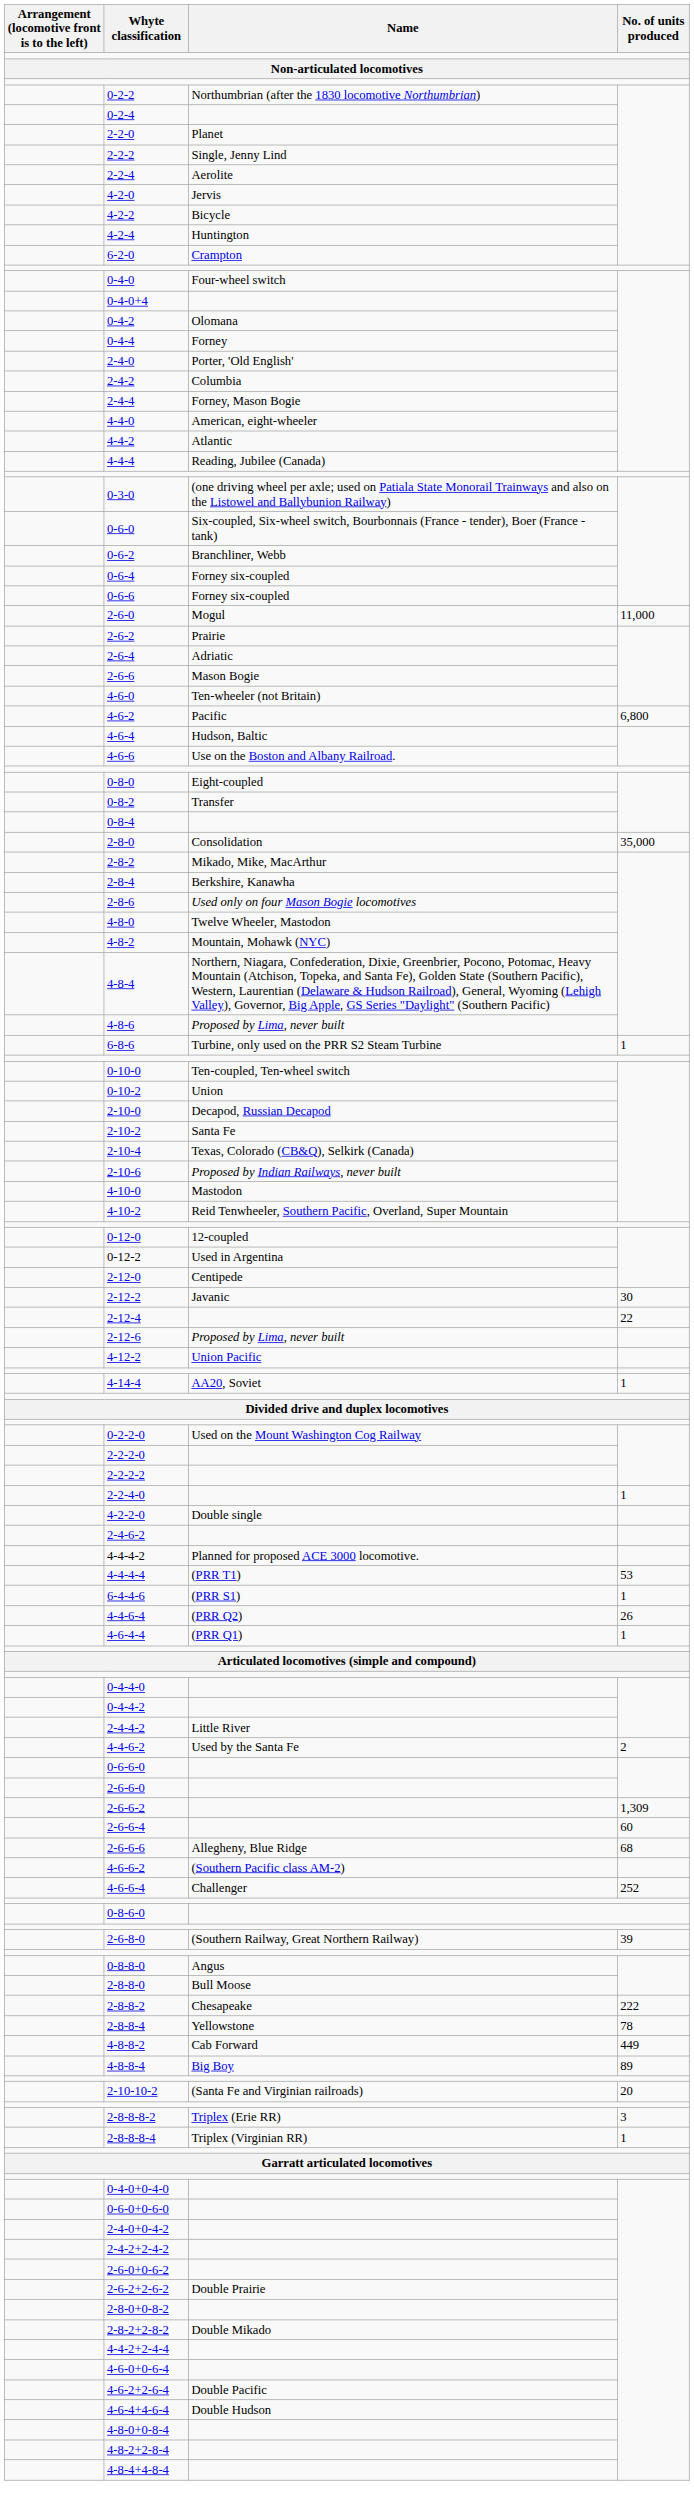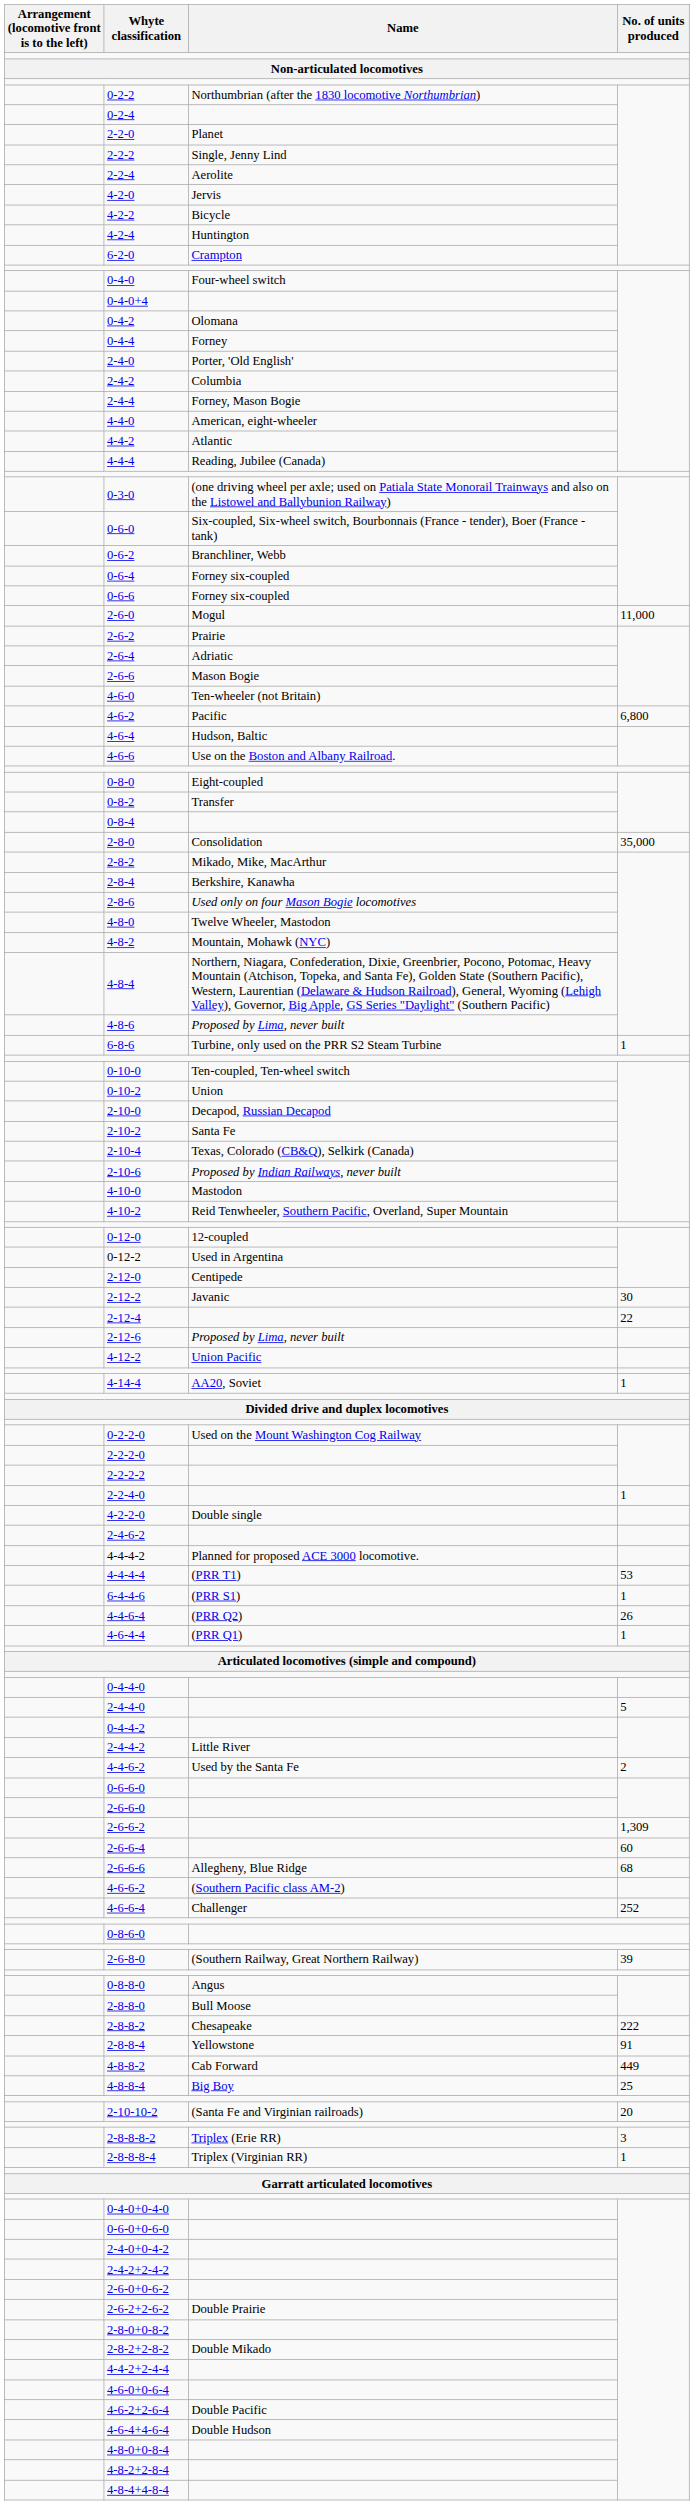+ row: (126, 1707)
(626, 2025) 78 -> (626, 2045) 91
(626, 2065) 89 -> (626, 2085) 25
